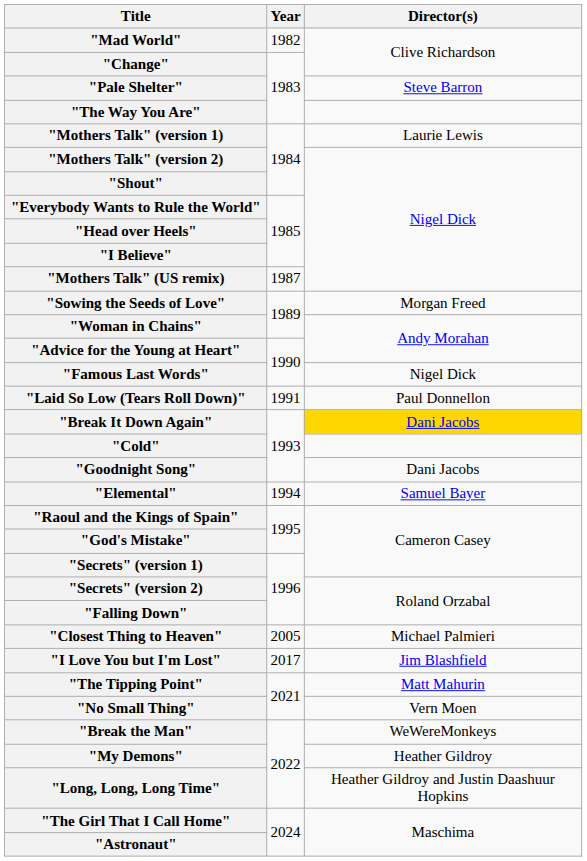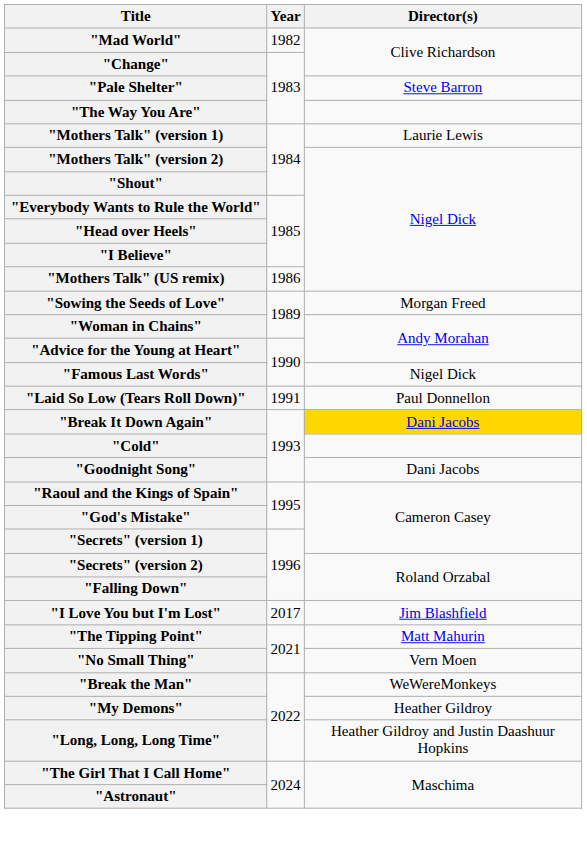(286, 278) 1987 -> (286, 278) 1986
- row: (136, 493)
- row: (136, 636)
